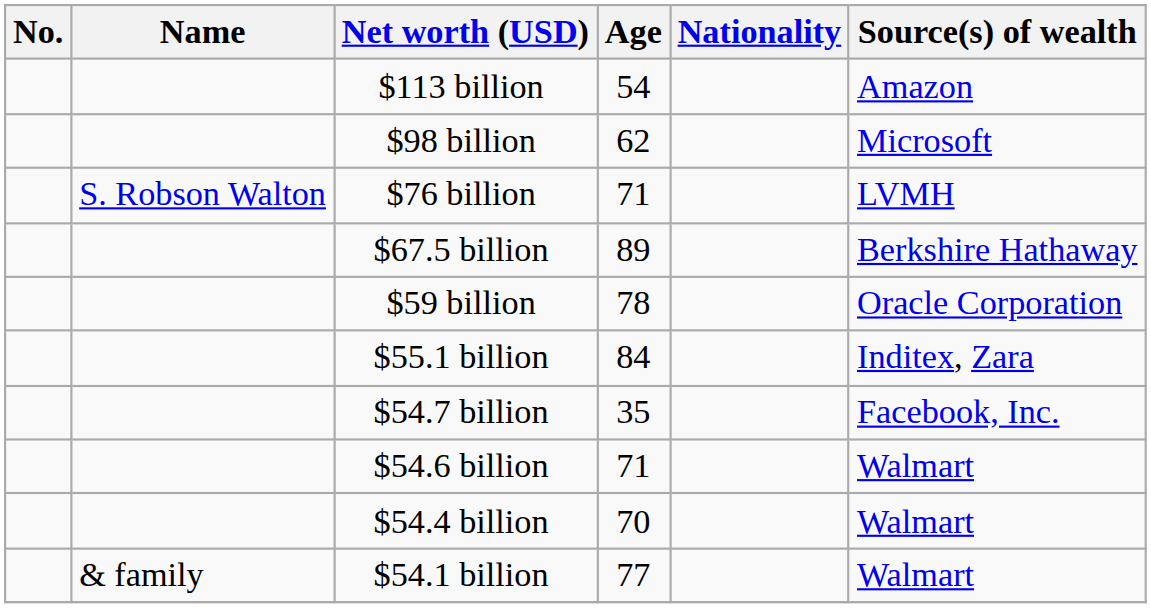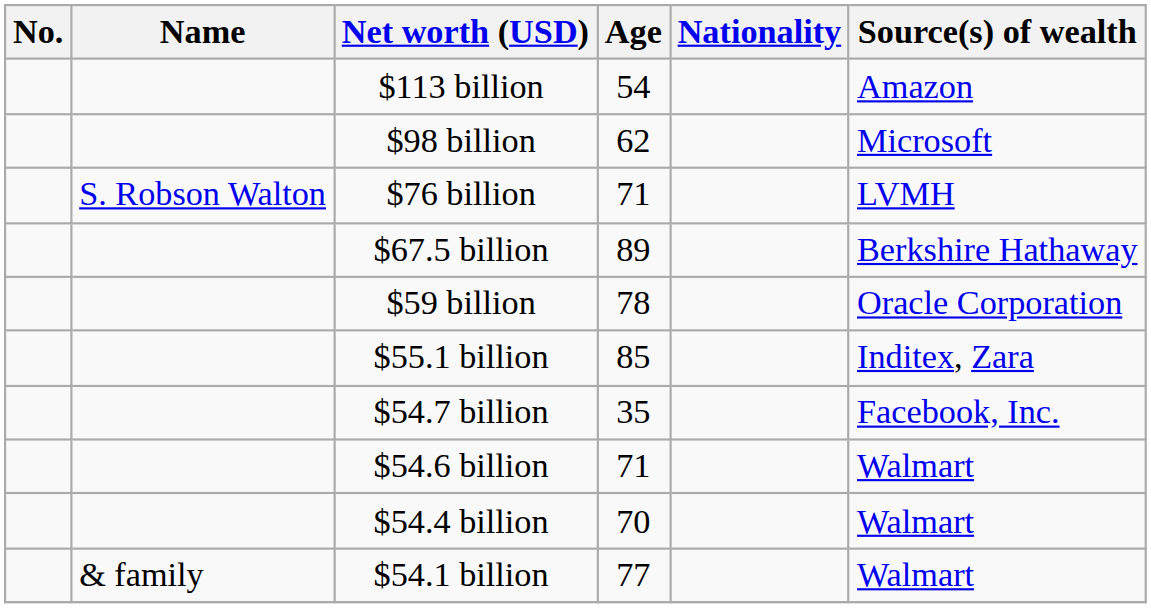(633, 357) 84 -> (633, 357) 85
